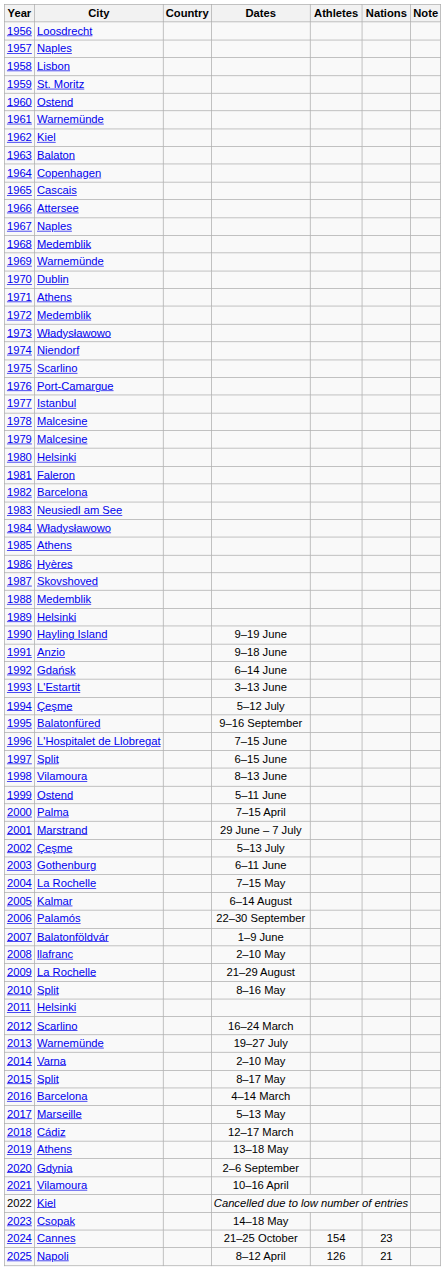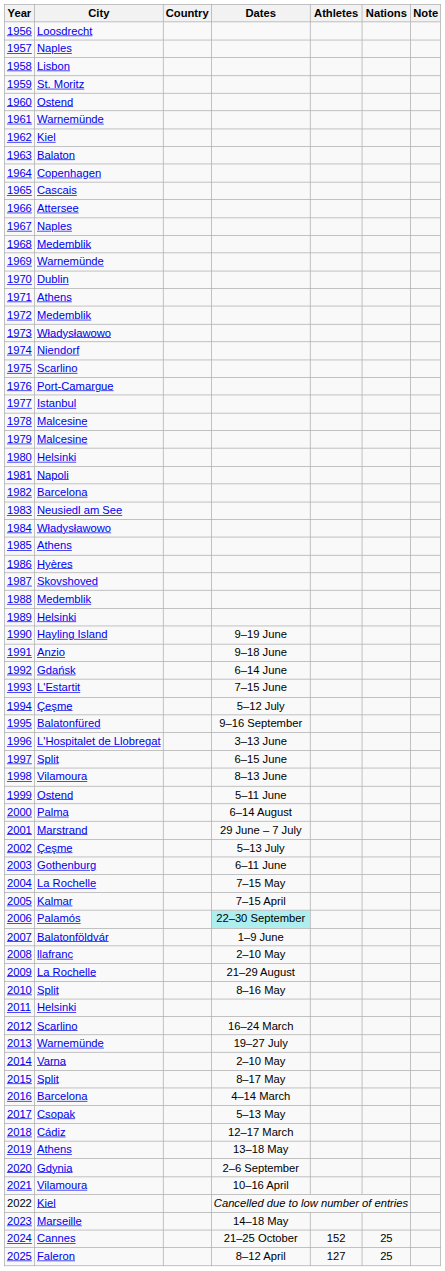(56, 475) Faleron -> (53, 475) Napoli
(261, 688) 3–13 June -> (261, 688) 7–15 June
(261, 741) 7–15 June -> (261, 741) 3–13 June
(261, 812) 7–15 April -> (261, 812) 6–14 August
(261, 901) 6–14 August -> (261, 901) 7–15 April
(261, 919) no background -> (261, 919) paleturquoise background
(59, 1114) Marseille -> (56, 1114) Csopak
(56, 1221) Csopak -> (59, 1221) Marseille
(336, 1238) 154 -> (336, 1238) 152
(386, 1238) 23 -> (386, 1238) 25
(53, 1256) Napoli -> (56, 1256) Faleron
(336, 1256) 126 -> (336, 1256) 127
(386, 1256) 21 -> (386, 1256) 25
